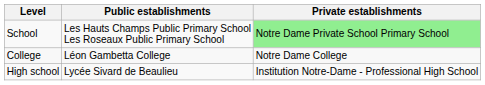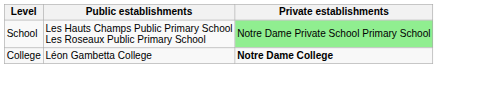(301, 55) normal -> (285, 55) bold
- row: (33, 71)
